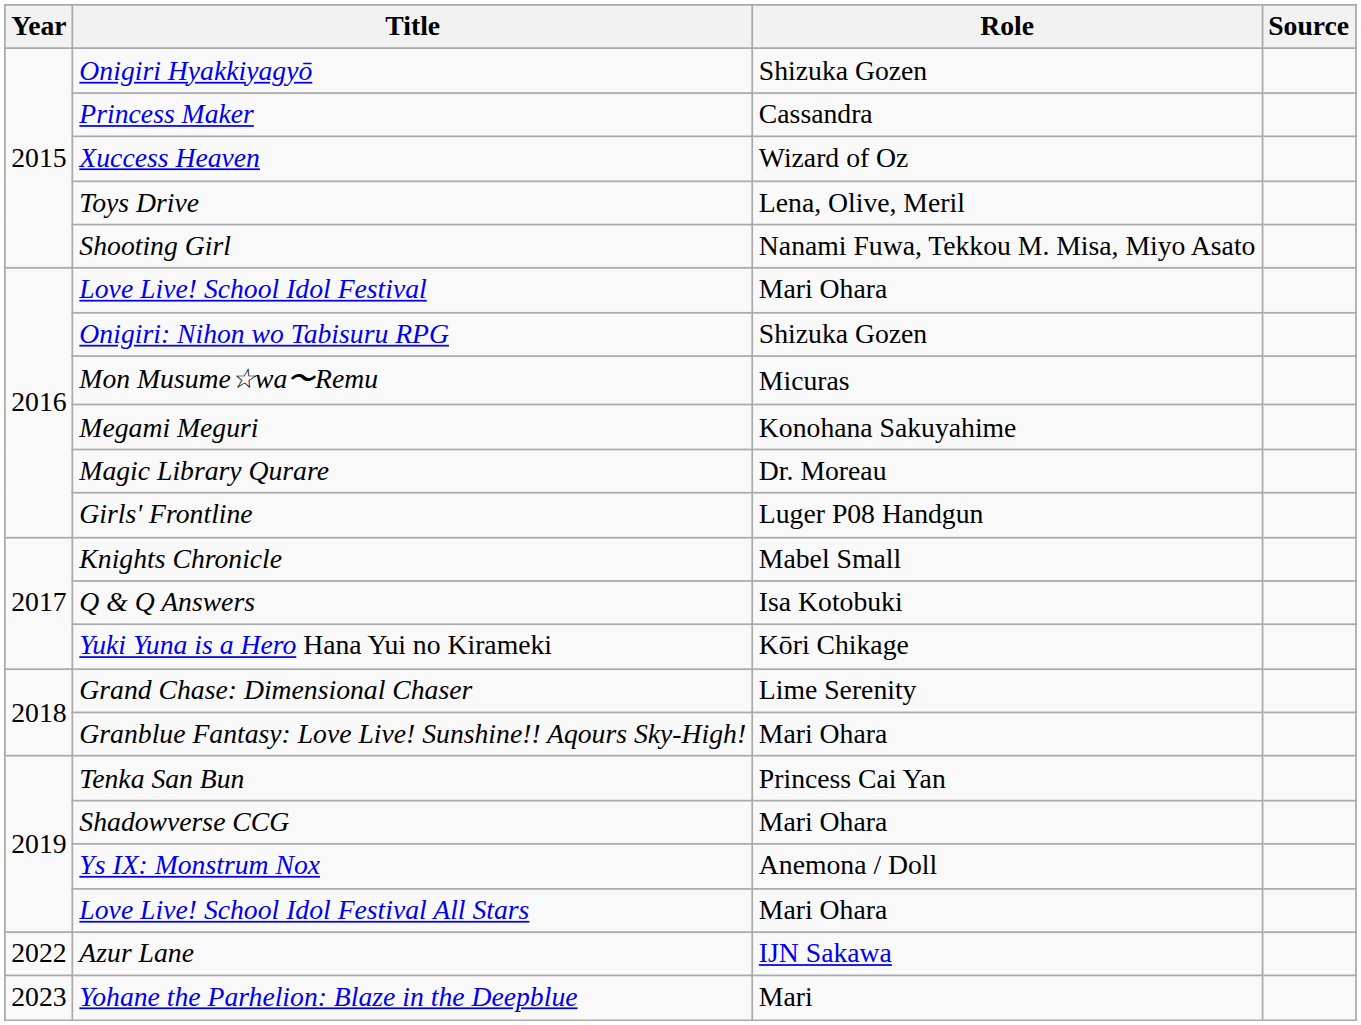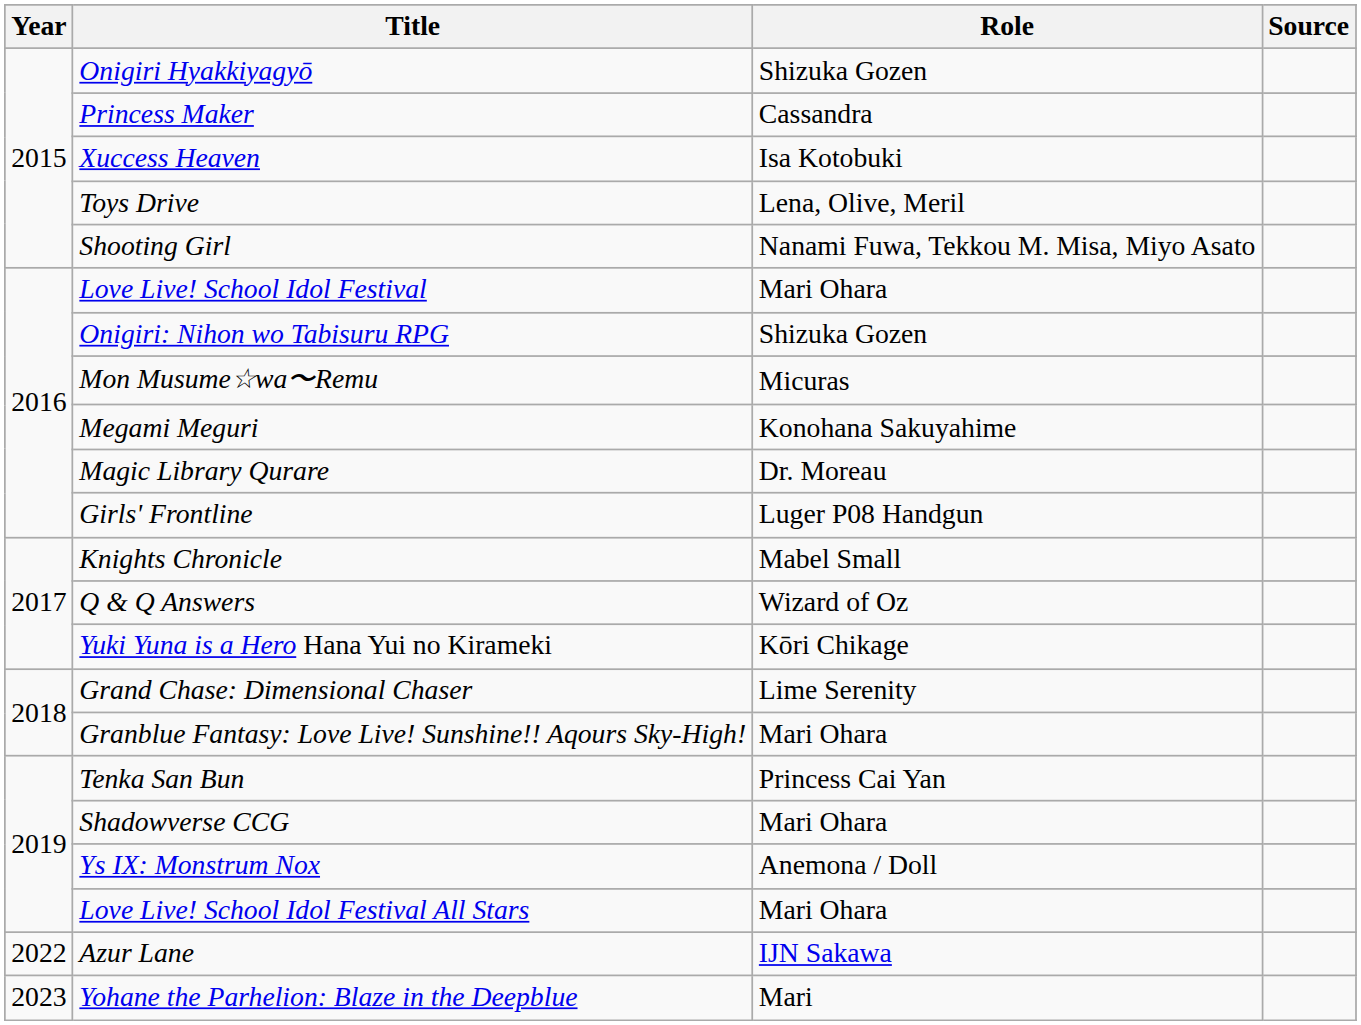(834, 158) Wizard of Oz -> (831, 158) Isa Kotobuki
(831, 602) Isa Kotobuki -> (834, 602) Wizard of Oz
